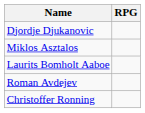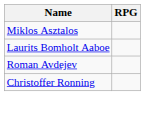- row: (50, 30)
